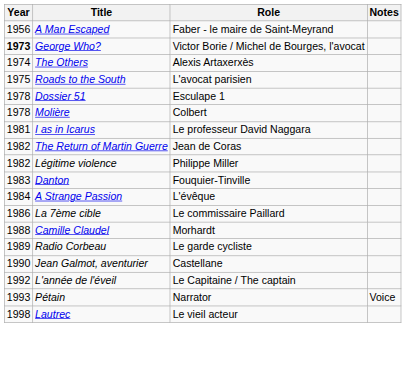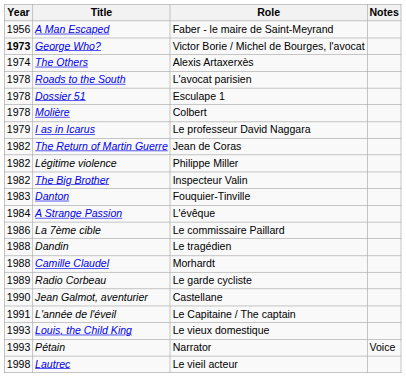(19, 79) 1975 -> (19, 79) 1978
(19, 130) 1981 -> (19, 130) 1979
+ row: (72, 180)
+ row: (52, 247)
(19, 280) 1992 -> (19, 314) 1991
+ row: (84, 331)
